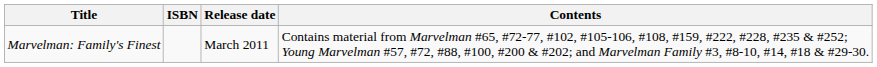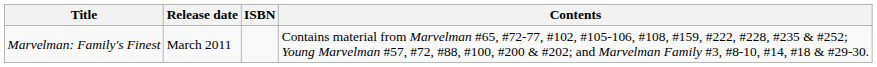columns swapped: (182, 15) <-> (240, 15)
